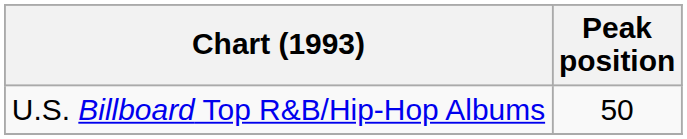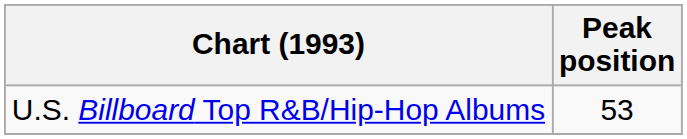(617, 109) 50 -> (617, 109) 53
